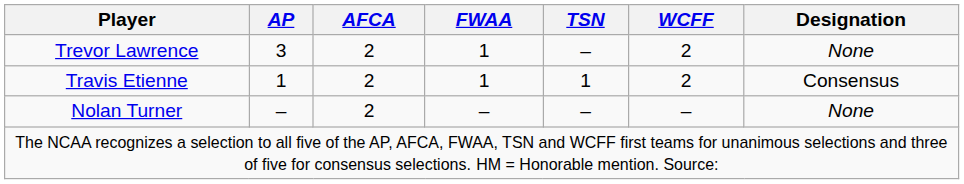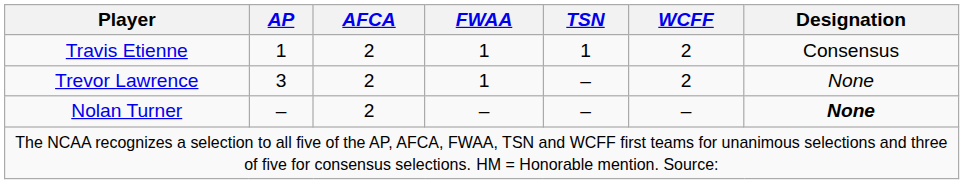rows swapped: (127, 80) <-> (127, 50)
(851, 111) normal -> (851, 111) bold
